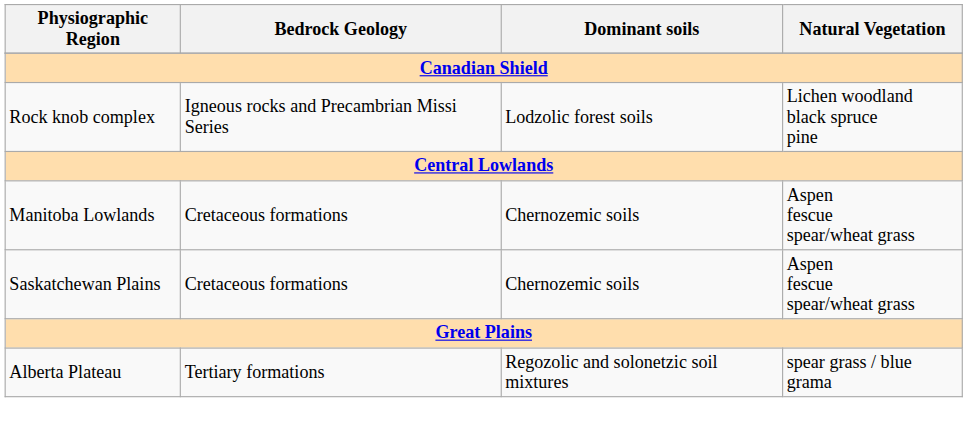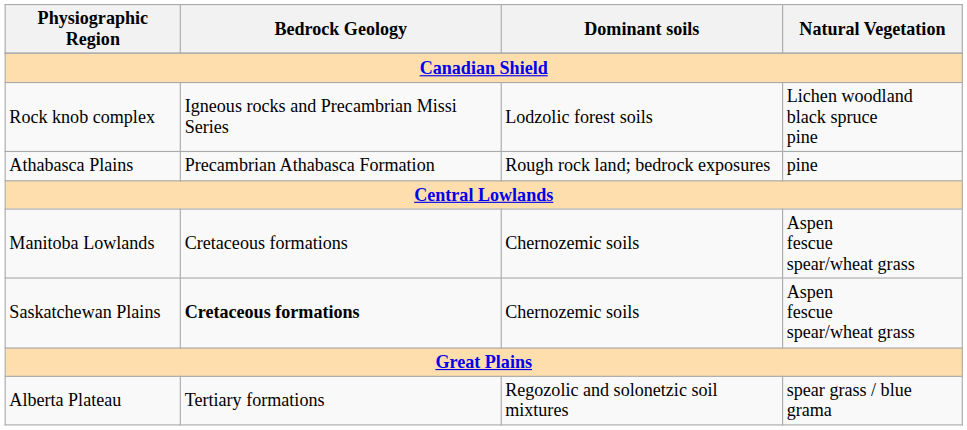+ row: (71, 165)
(266, 284) normal -> (272, 312) bold
